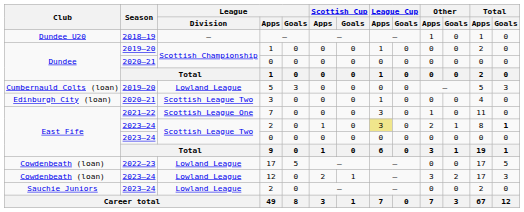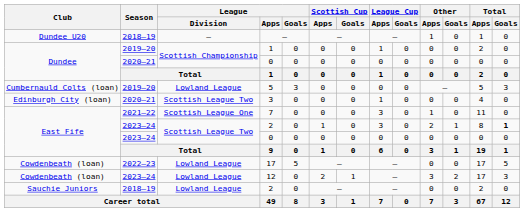(381, 125) khaki background -> (381, 125) no background
(139, 189) 2023–24 -> (139, 189) 2018–19
